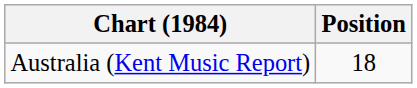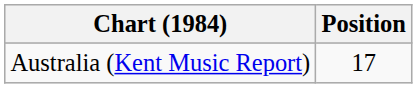(364, 62) 18 -> (364, 62) 17
